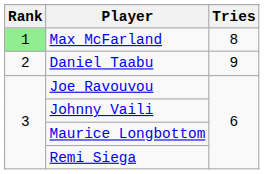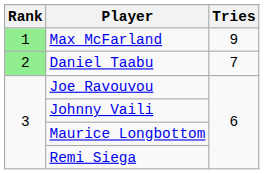(234, 40) 8 -> (234, 40) 9
(25, 63) no background -> (25, 63) lightgreen background
(234, 63) 9 -> (234, 63) 7
